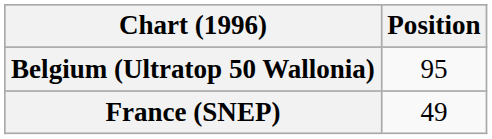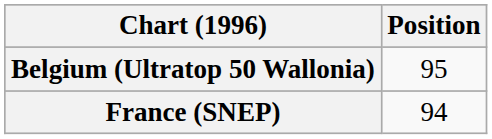(434, 111) 49 -> (434, 111) 94
